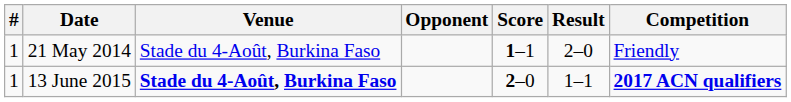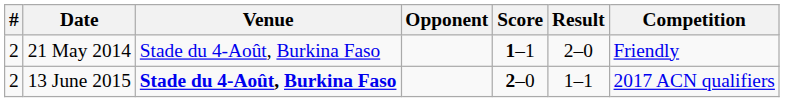(14, 50) 1 -> (14, 50) 2
(14, 81) 1 -> (14, 81) 2
(697, 81) bold -> (694, 81) normal
